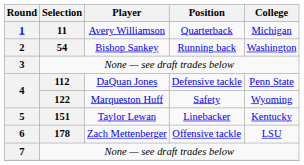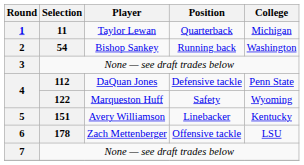(127, 30) Avery Williamson -> (127, 30) Taylor Lewan
(127, 117) Taylor Lewan -> (127, 117) Avery Williamson
